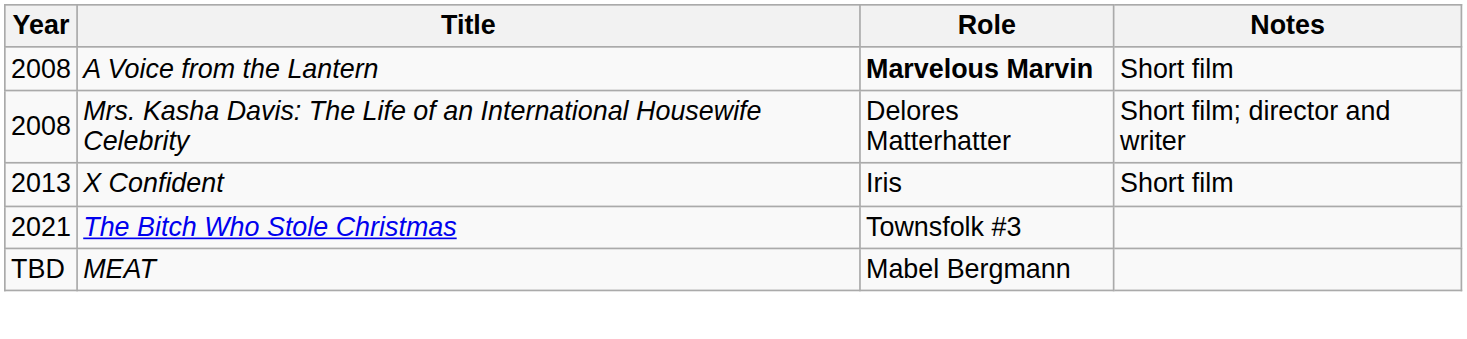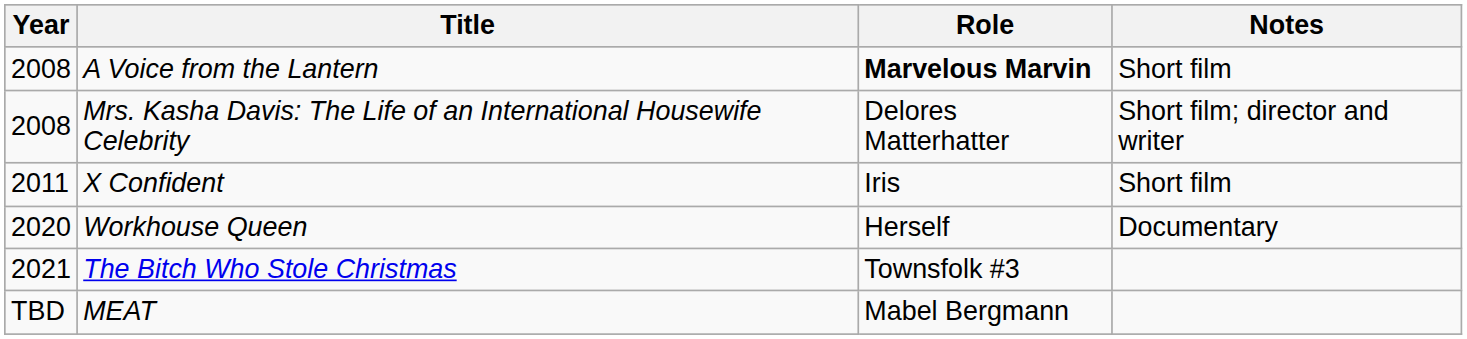(41, 183) 2013 -> (40, 183) 2011
+ row: (195, 226)
